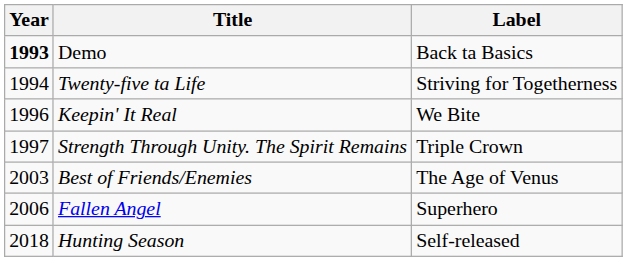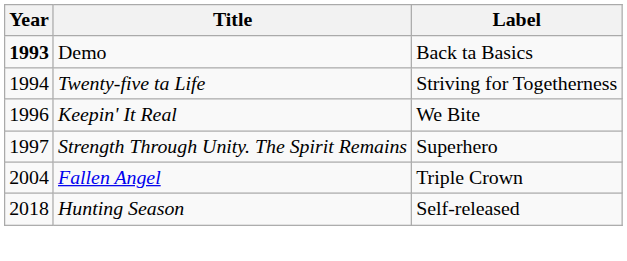(470, 146) Triple Crown -> (457, 146) Superhero
- row: (155, 177)
(29, 209) 2006 -> (29, 177) 2004
(457, 209) Superhero -> (470, 177) Triple Crown
